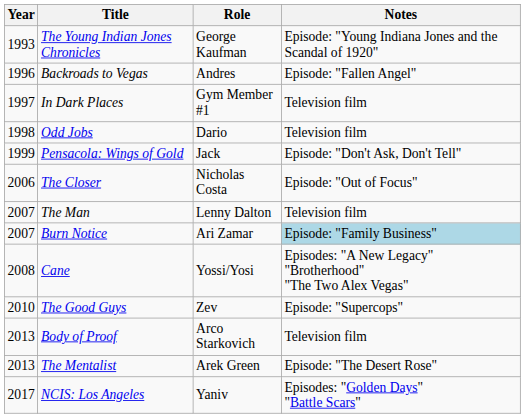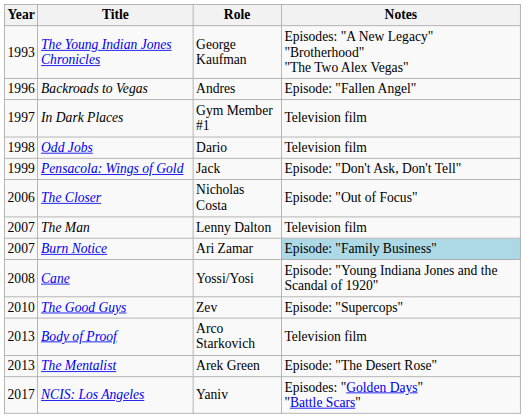(391, 44) Episode: "Young Indiana Jones and the Scandal of 1920" -> (359, 52) Episodes: "A New Legacy" "Brotherhood" "The Two Alex Vegas"
(359, 270) Episodes: "A New Legacy" "Brotherhood" "The Two Alex Vegas" -> (391, 278) Episode: "Young Indiana Jones and the Scandal of 1920"
